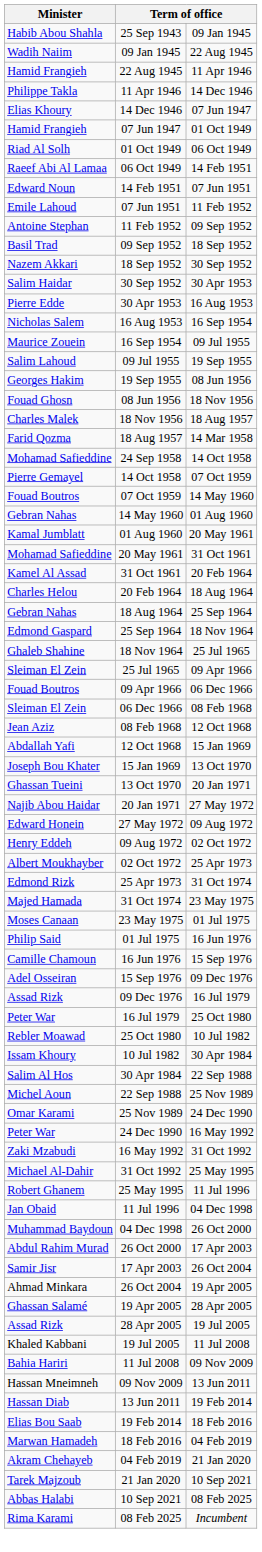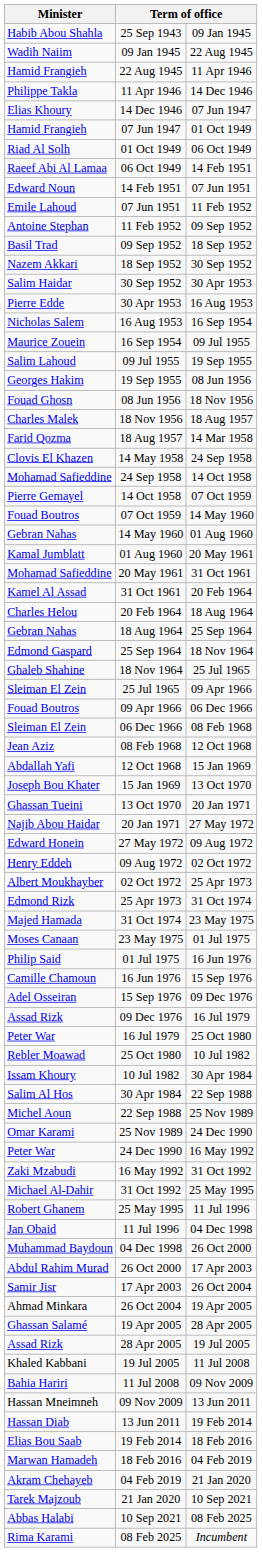+ row: (151, 457)
